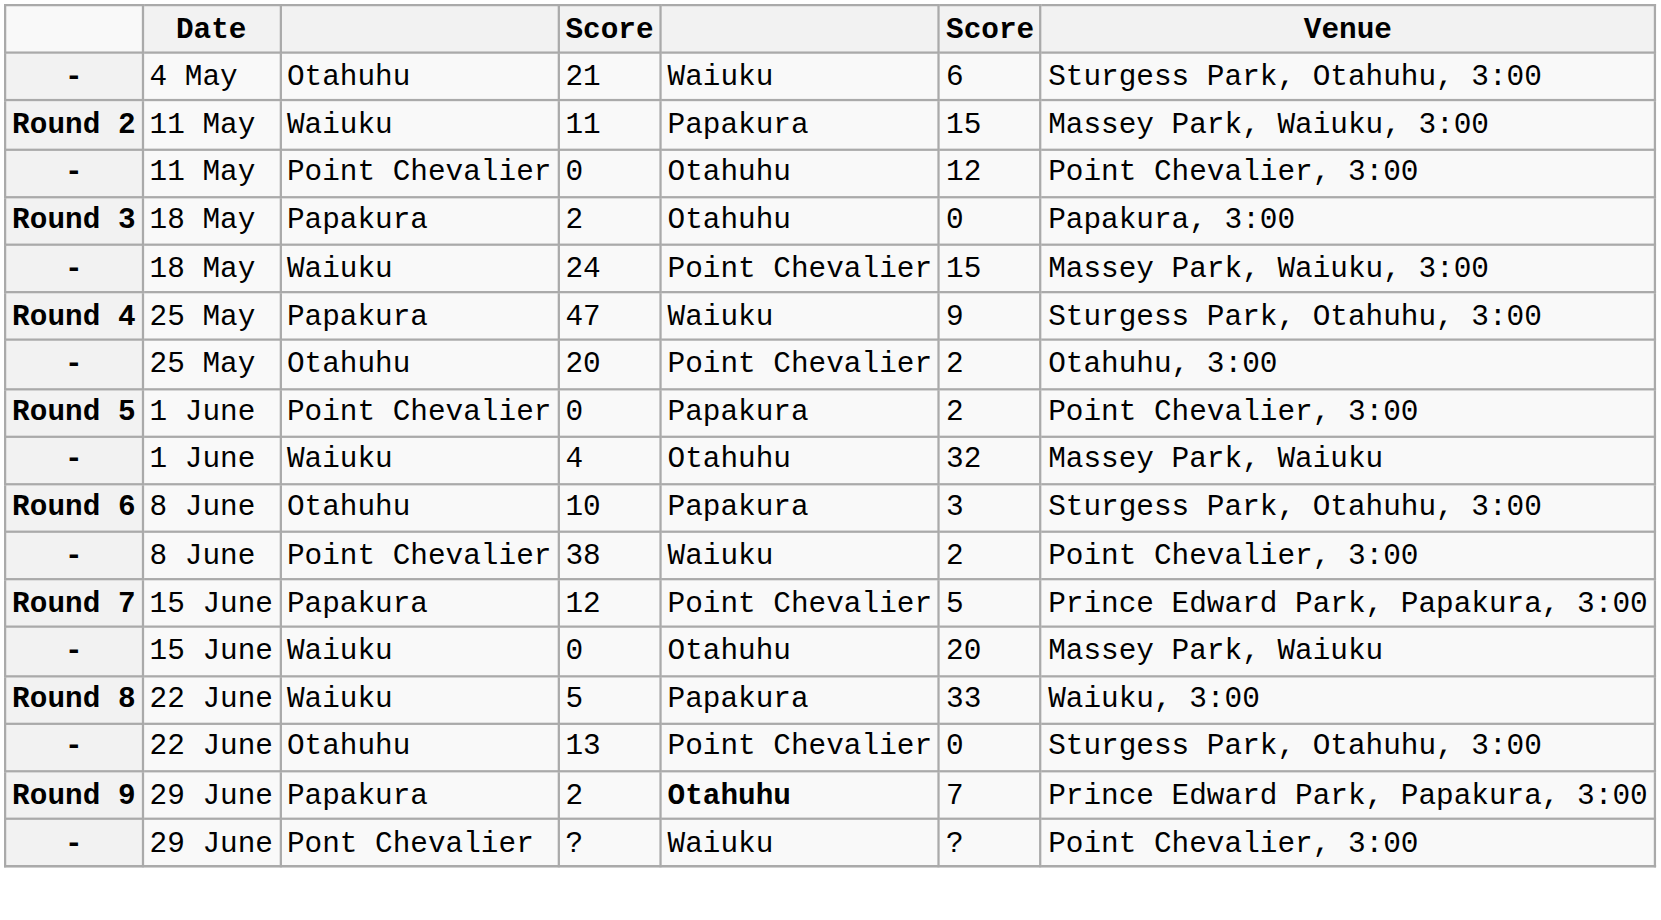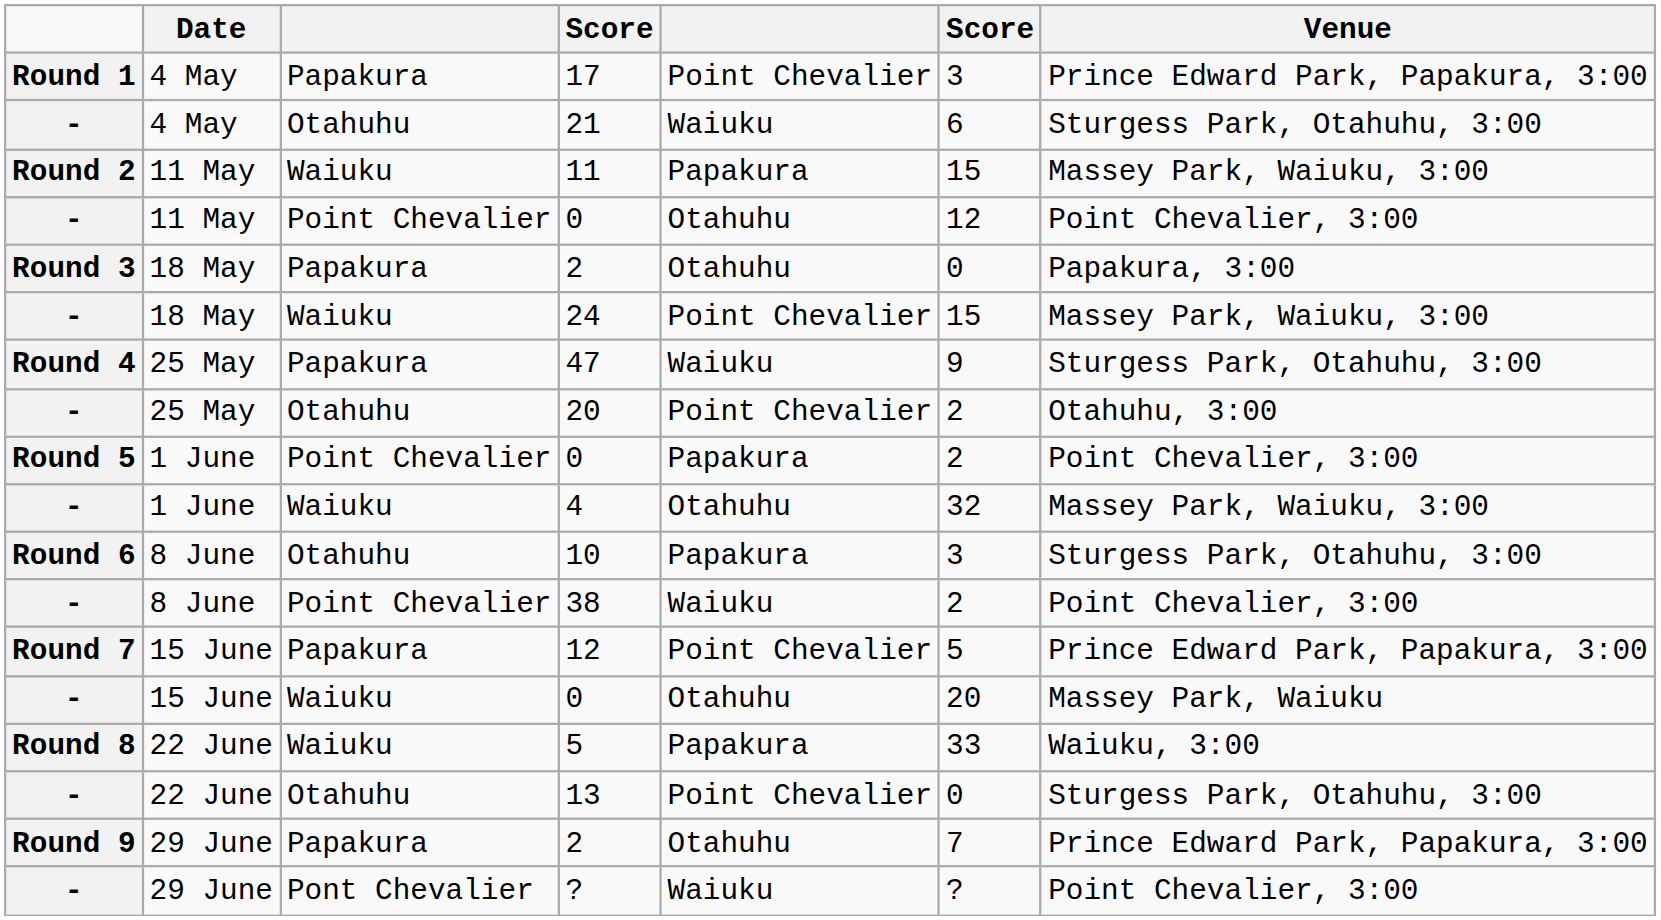+ row: (194, 77)
(1216, 460) Massey Park, Waiuku -> (1269, 508) Massey Park, Waiuku, 3:00
(729, 795) bold -> (729, 843) normal
